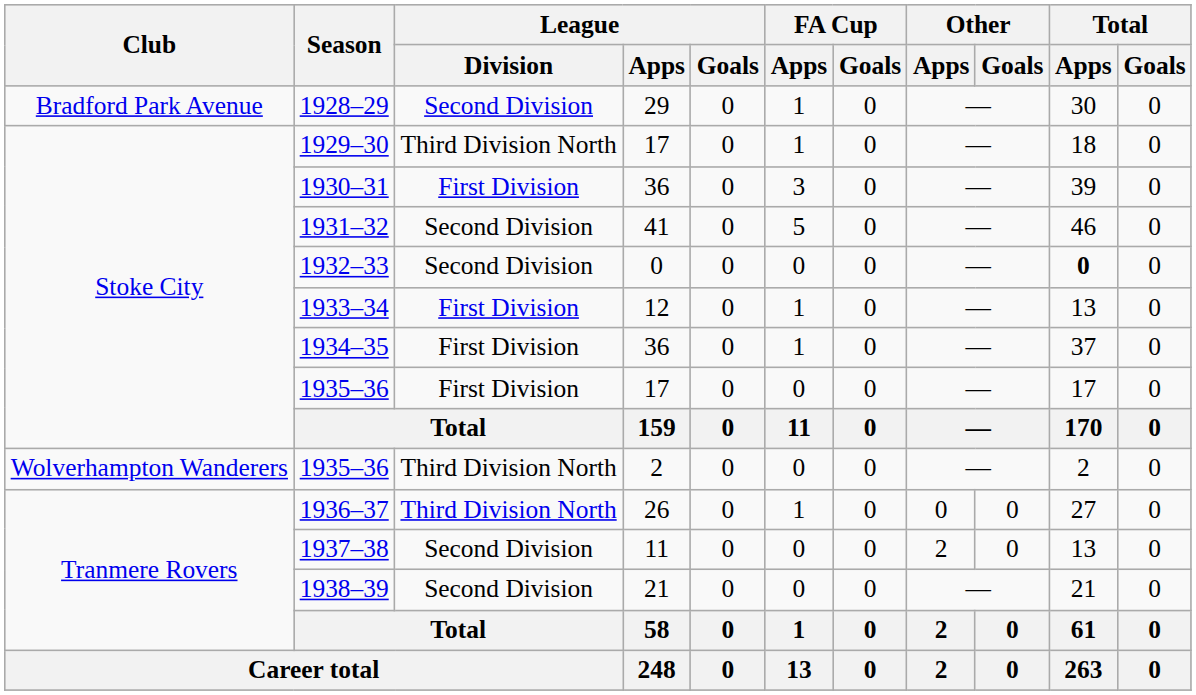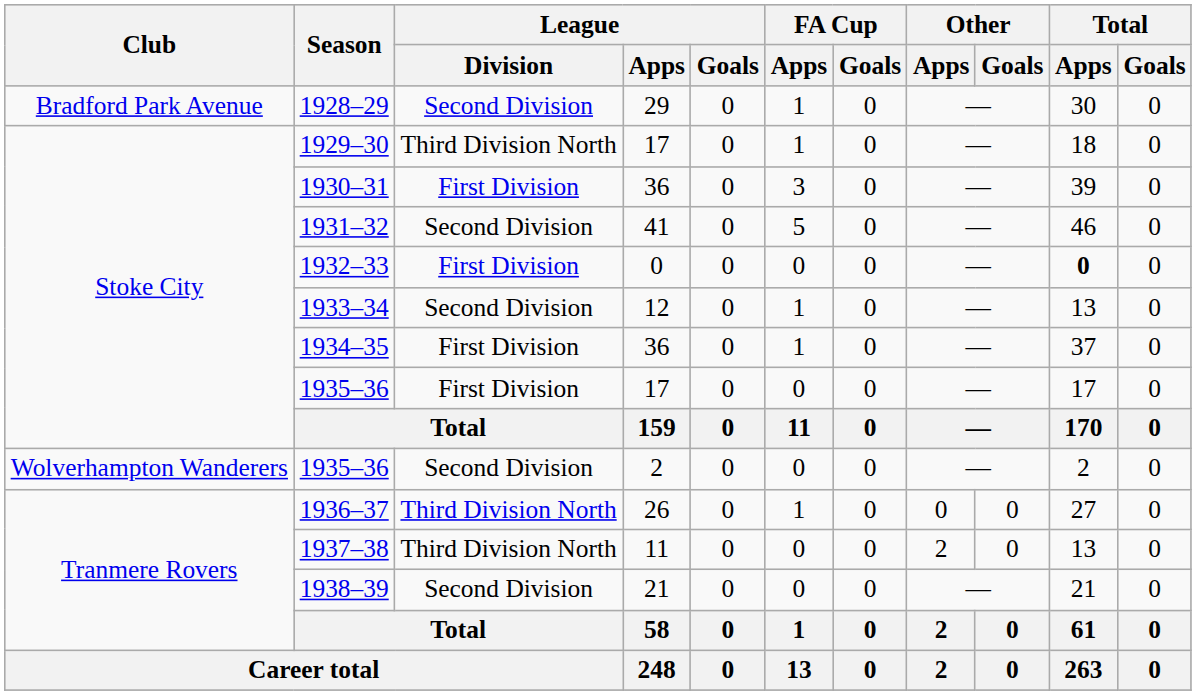(509, 266) Second Division -> (509, 266) First Division
(509, 307) First Division -> (509, 307) Second Division
(509, 468) Third Division North -> (509, 468) Second Division
(509, 549) Second Division -> (509, 549) Third Division North
